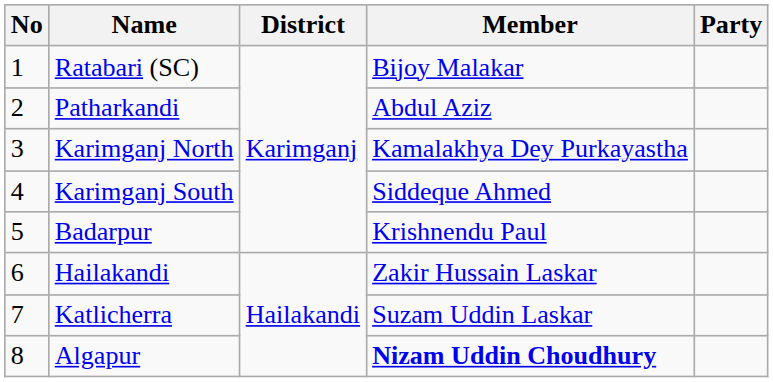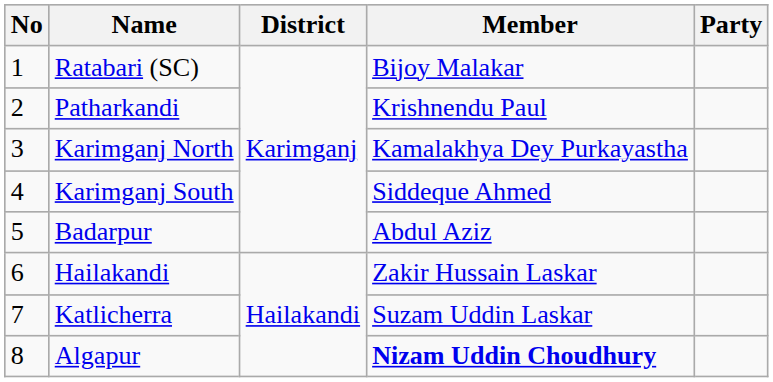(432, 107) Abdul Aziz -> (459, 107) Krishnendu Paul
(459, 231) Krishnendu Paul -> (432, 231) Abdul Aziz
